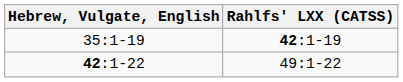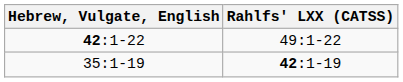rows swapped: (114, 64) <-> (114, 40)
